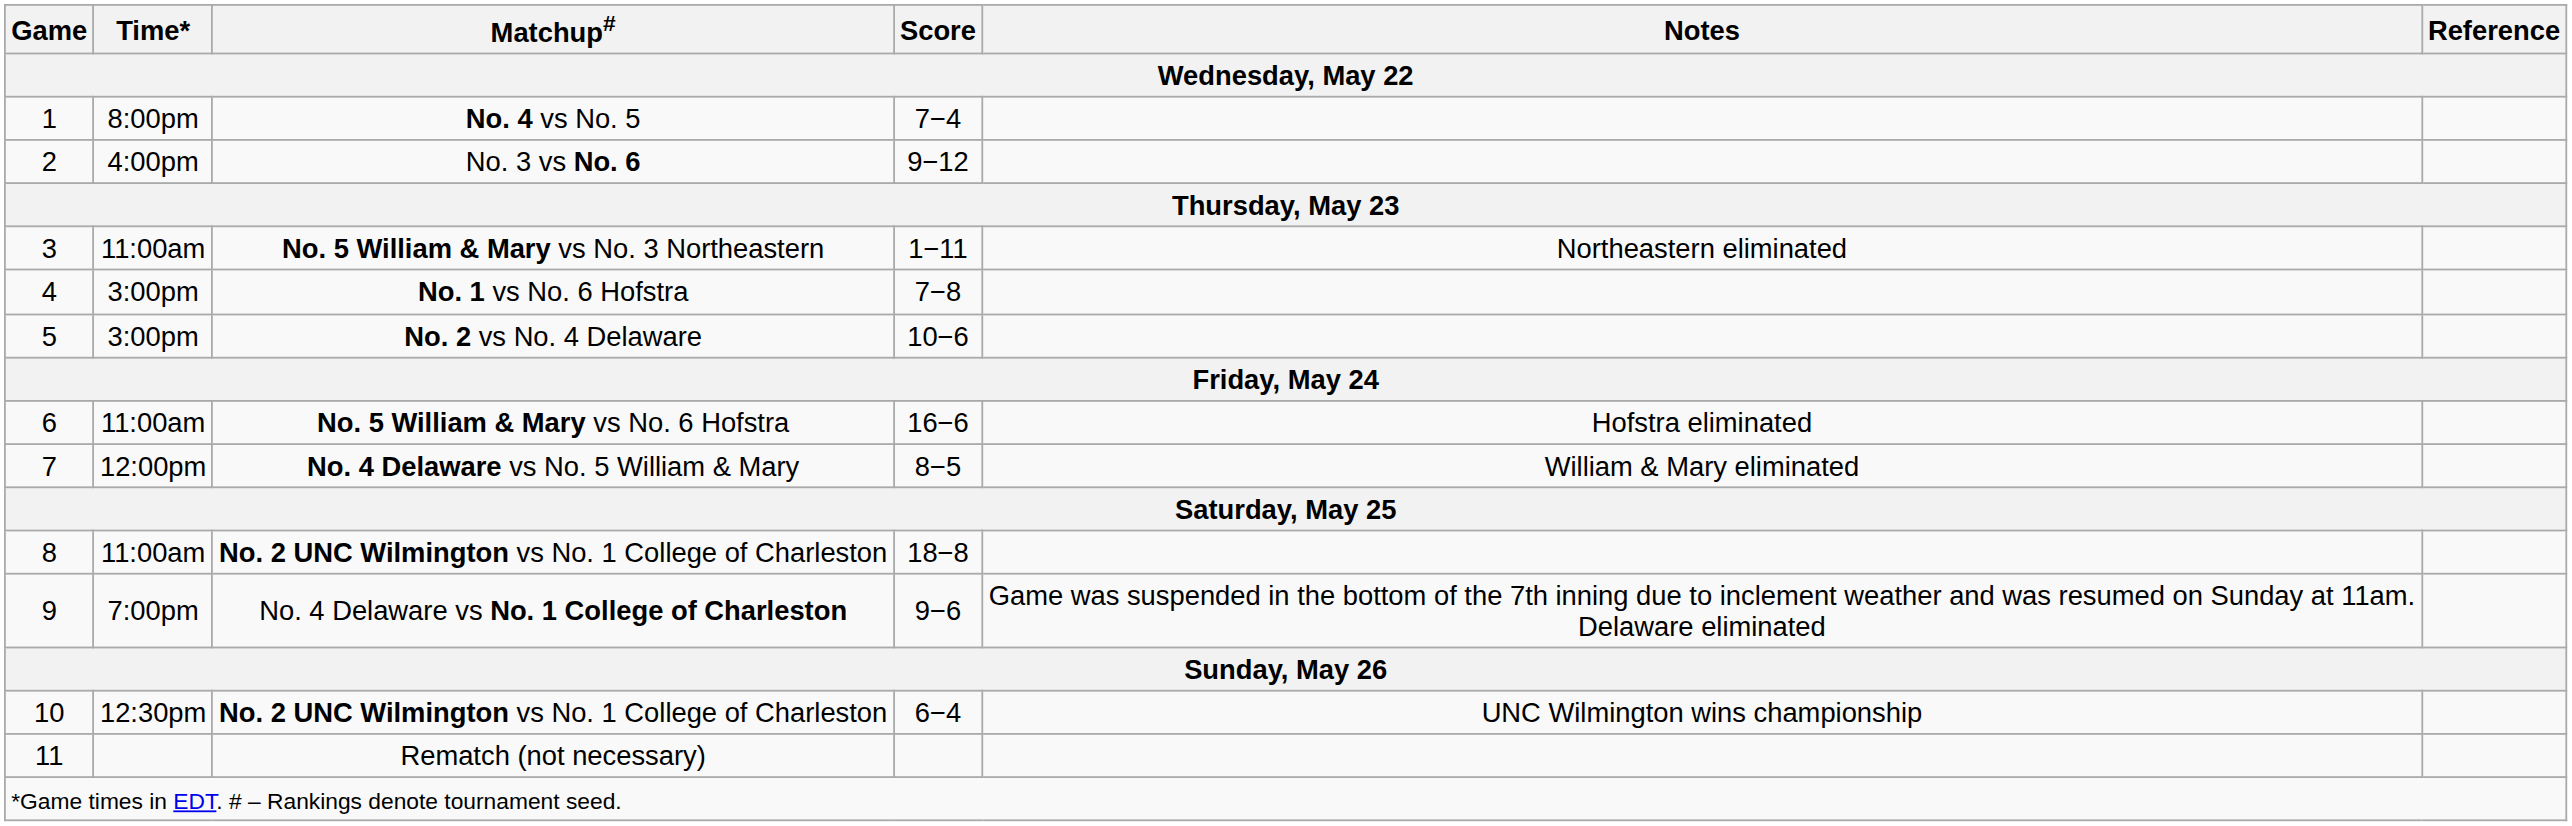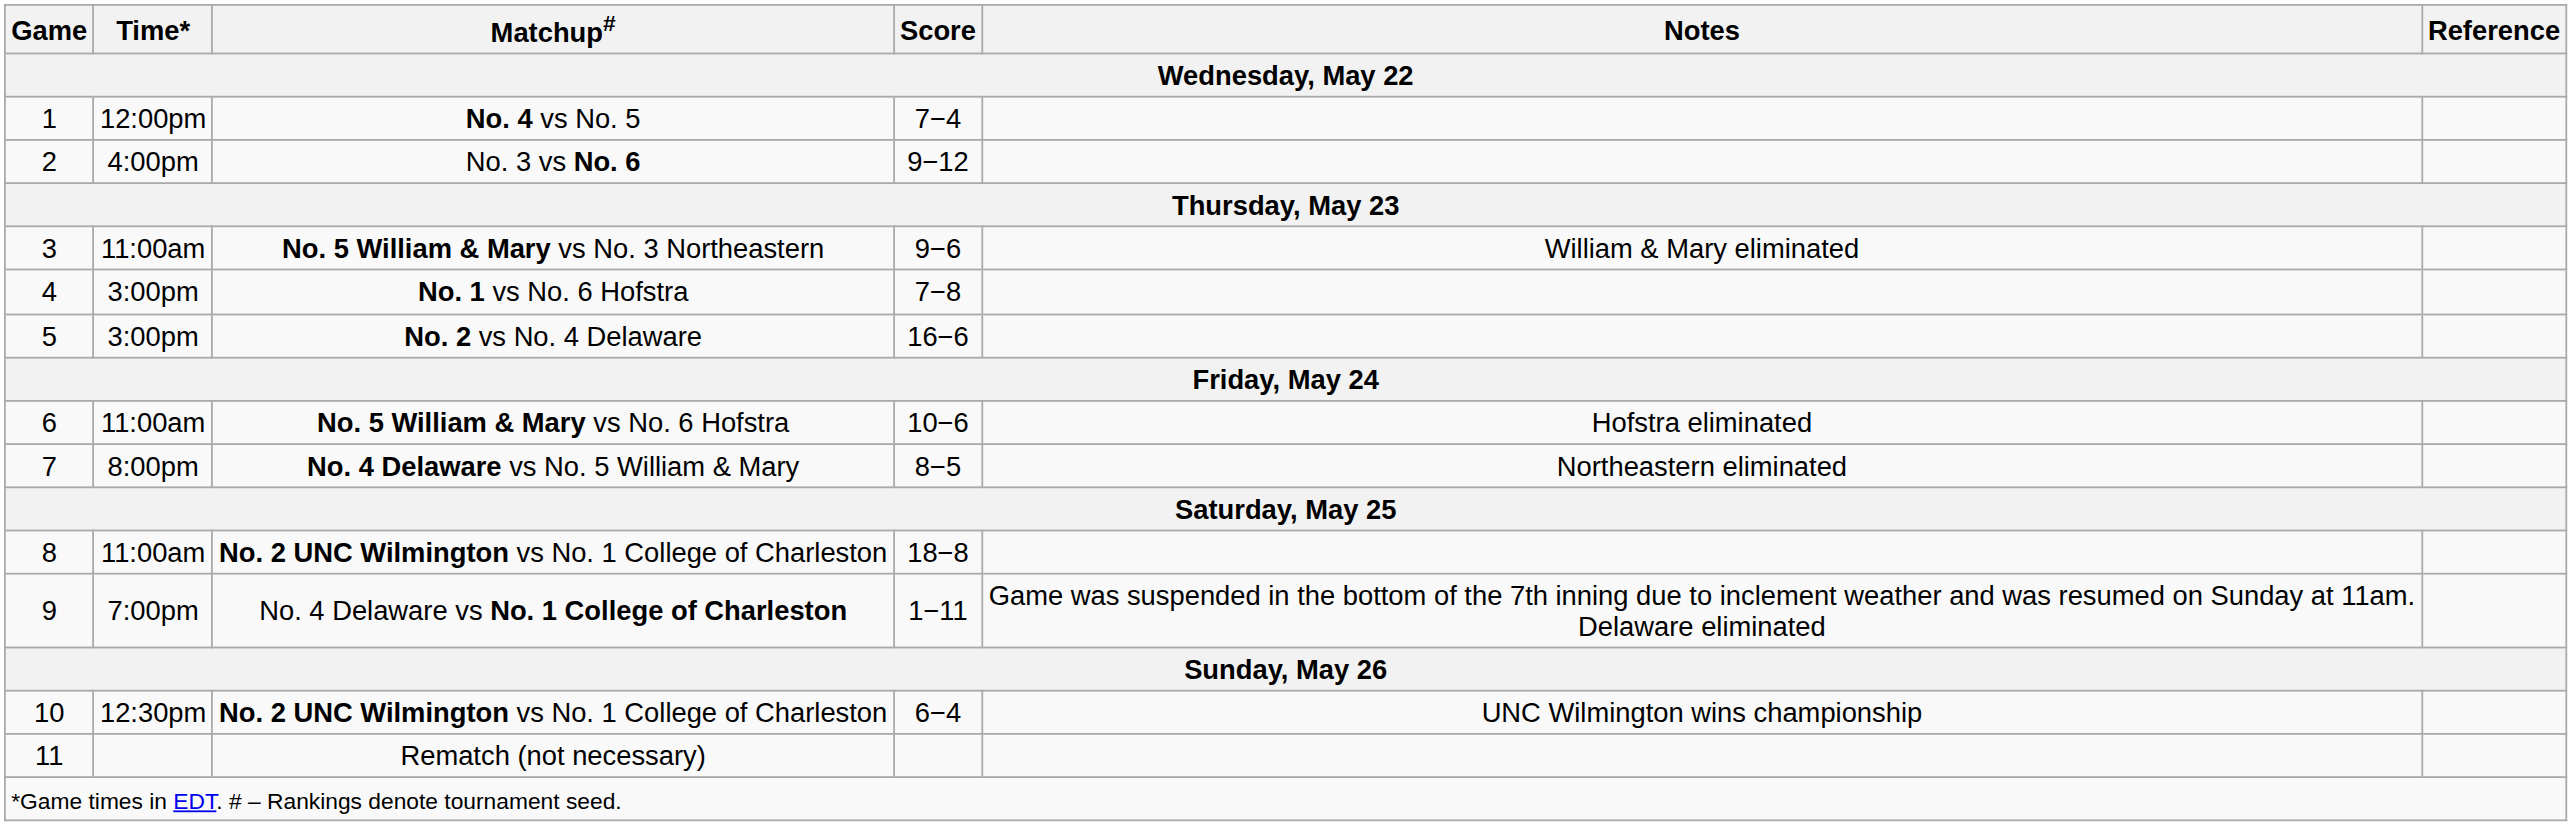(153, 119) 8:00pm -> (153, 119) 12:00pm
(938, 249) 1−11 -> (938, 249) 9−6
(1702, 249) Northeastern eliminated -> (1702, 249) William & Mary eliminated
(938, 335) 10−6 -> (938, 335) 16−6
(938, 422) 16−6 -> (938, 422) 10−6
(153, 465) 12:00pm -> (153, 465) 8:00pm
(1702, 465) William & Mary eliminated -> (1702, 465) Northeastern eliminated
(938, 611) 9−6 -> (938, 611) 1−11
